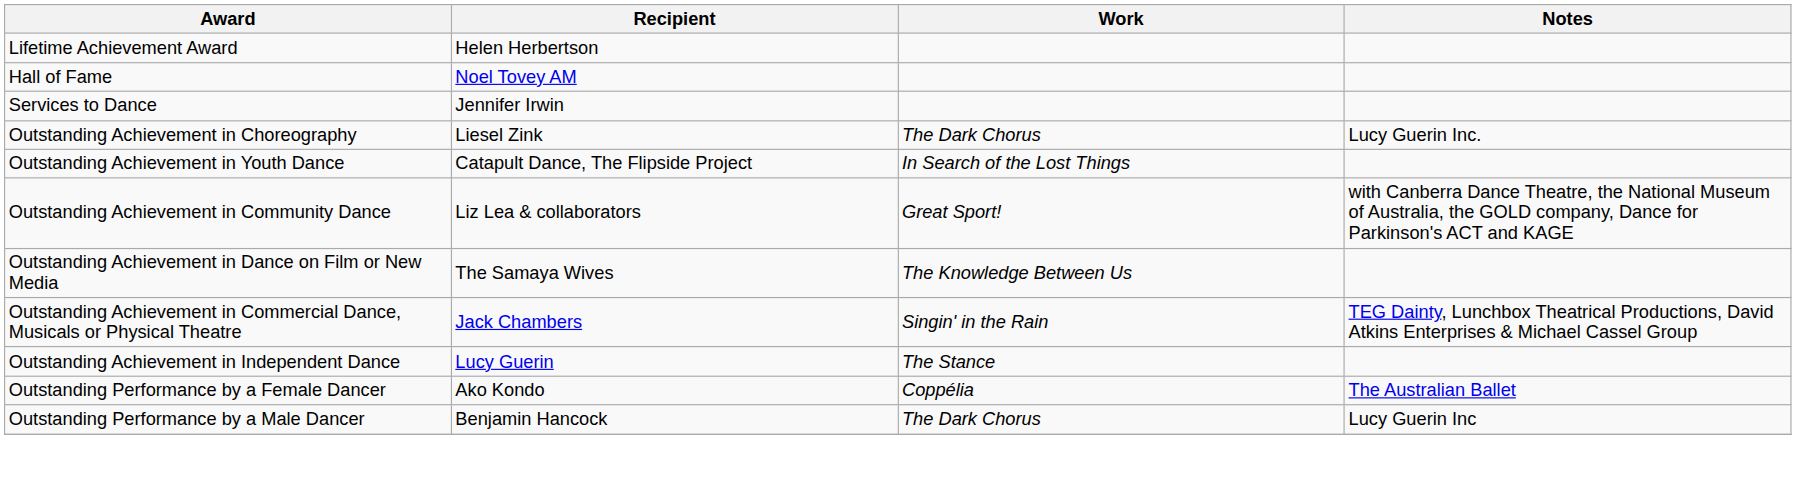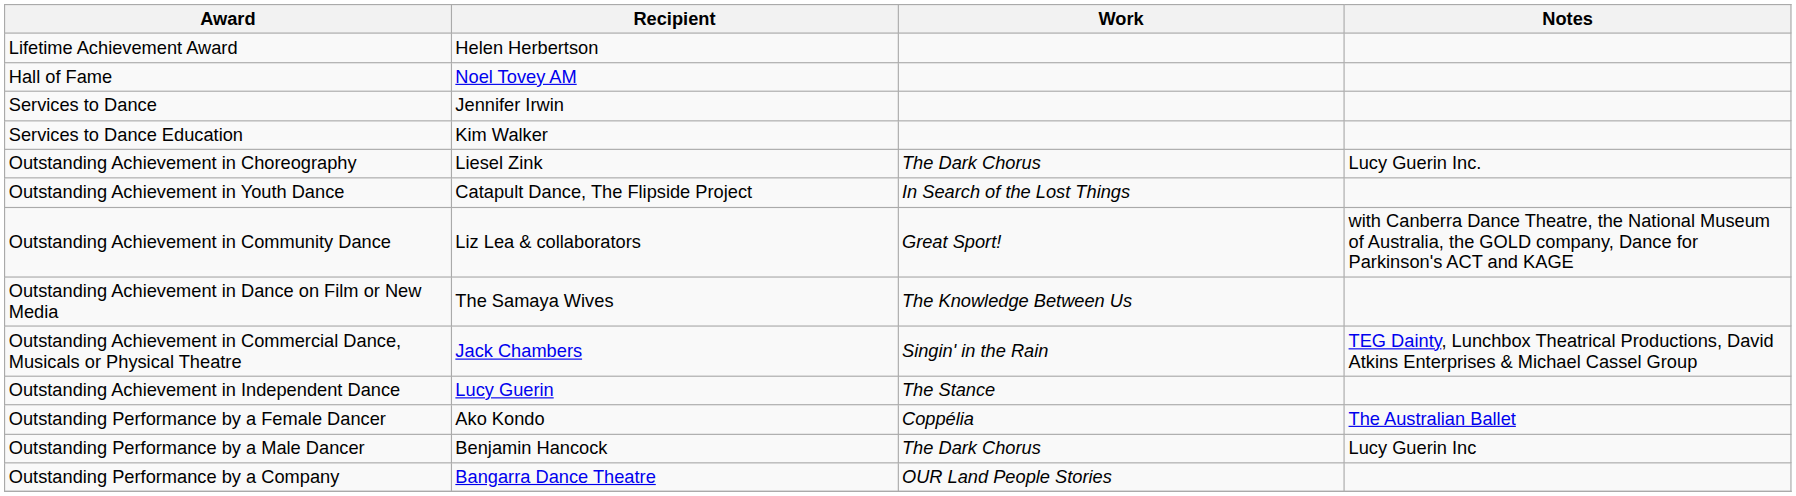+ row: (126, 134)
+ row: (174, 477)
